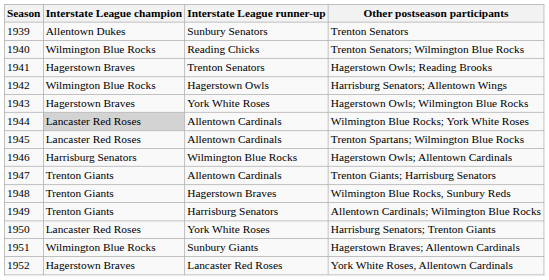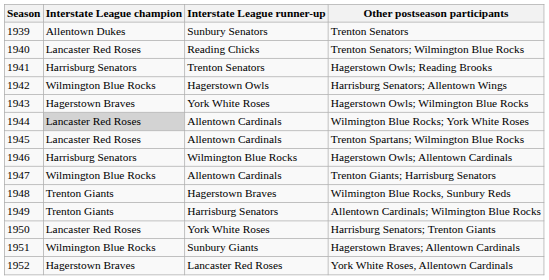(101, 49) Wilmington Blue Rocks -> (93, 49) Lancaster Red Roses
(90, 67) Hagerstown Braves -> (91, 67) Harrisburg Senators
(80, 175) Trenton Giants -> (101, 175) Wilmington Blue Rocks
